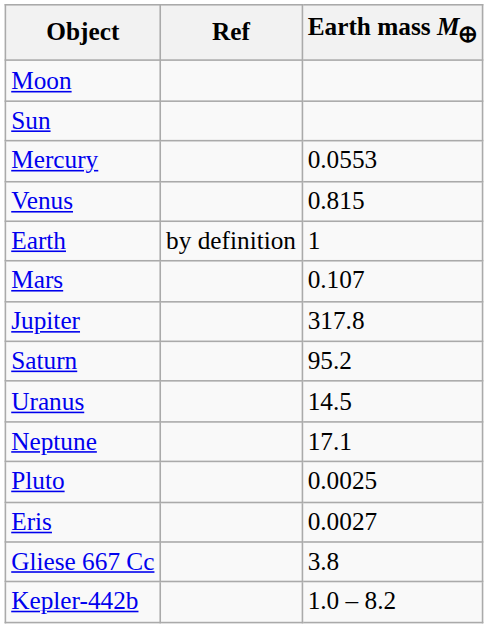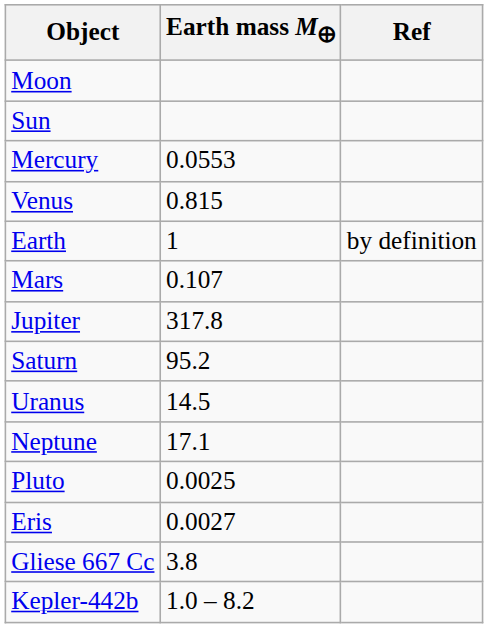columns swapped: (392, 30) <-> (231, 32)
